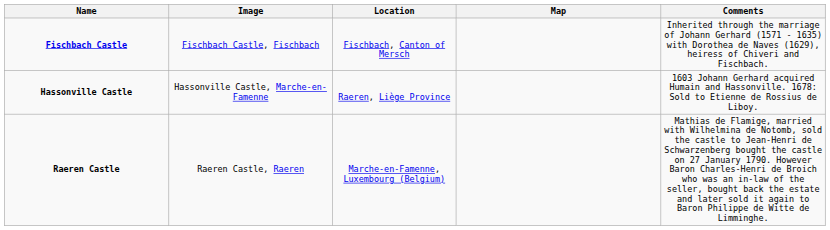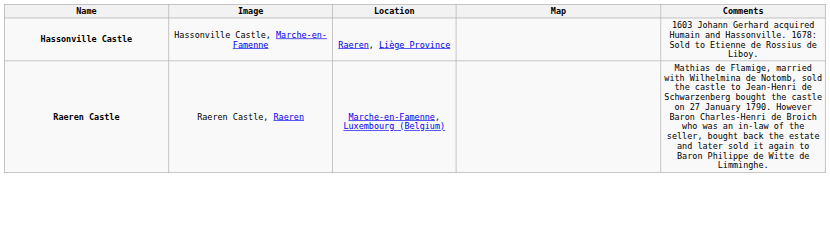- row: (86, 44)
